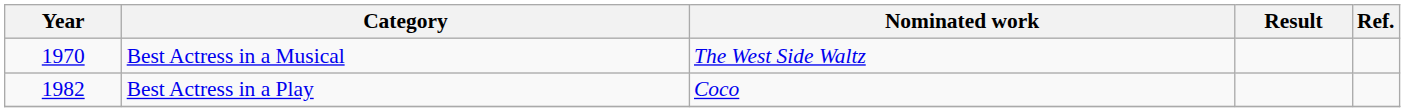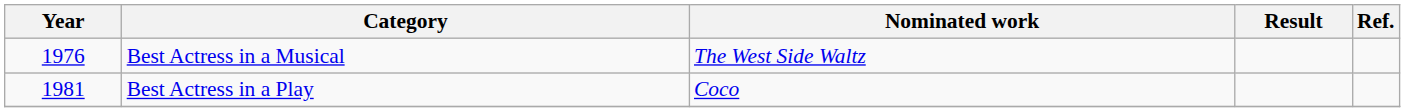(63, 55) 1970 -> (63, 55) 1976
(63, 89) 1982 -> (63, 89) 1981
